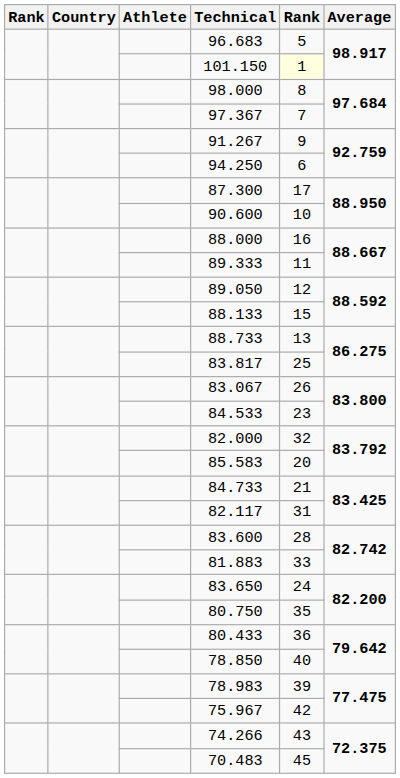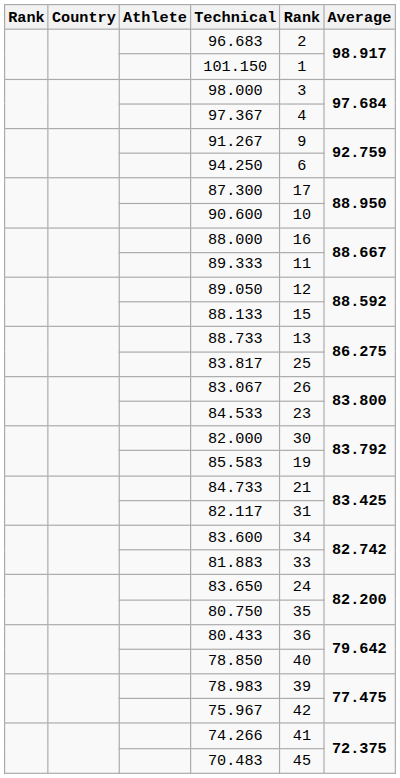(302, 42) 5 -> (302, 42) 2
(302, 67) lightyellow background -> (302, 67) no background
(302, 91) 8 -> (302, 91) 3
(302, 116) 7 -> (302, 116) 4
(302, 438) 32 -> (302, 438) 30
(302, 463) 20 -> (302, 463) 19
(302, 538) 28 -> (302, 538) 34
(302, 736) 43 -> (302, 736) 41
